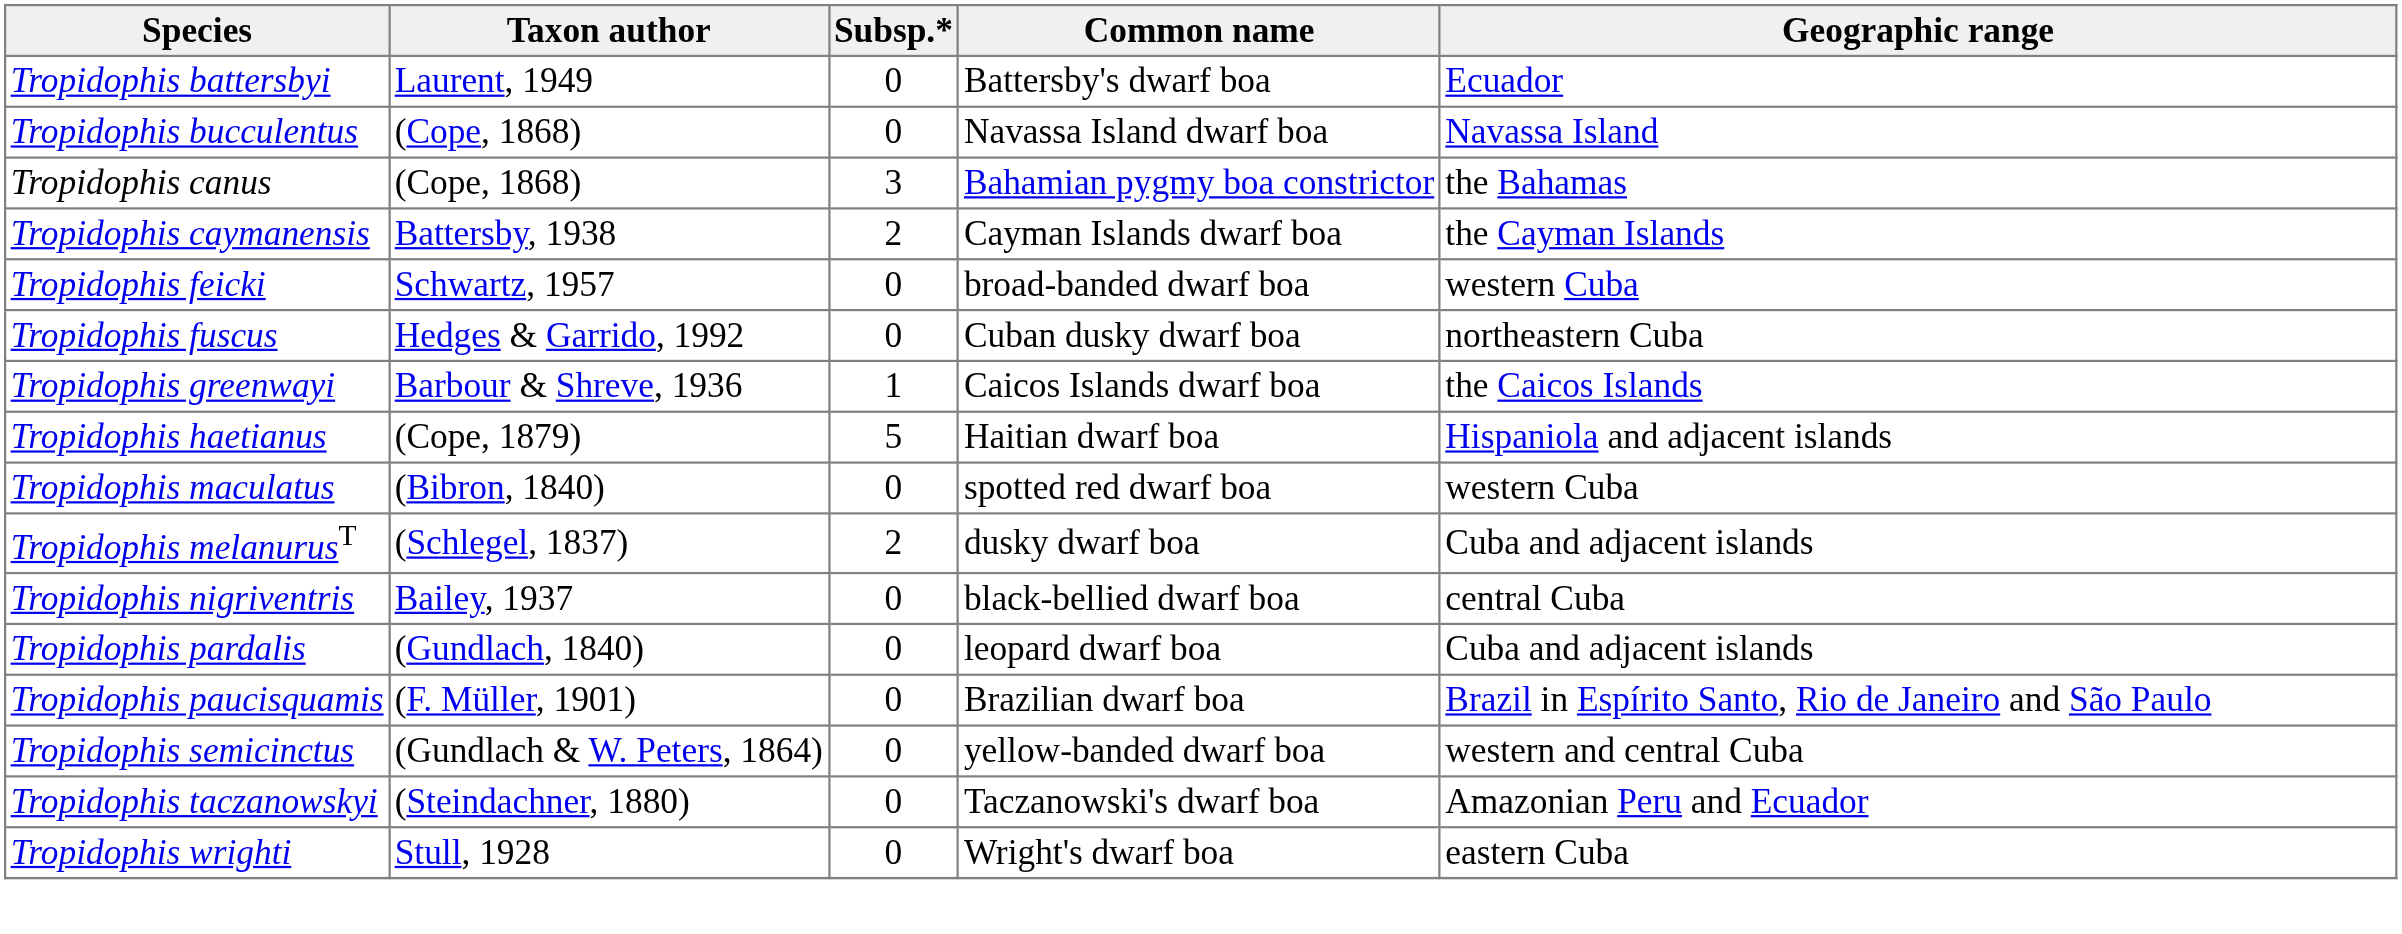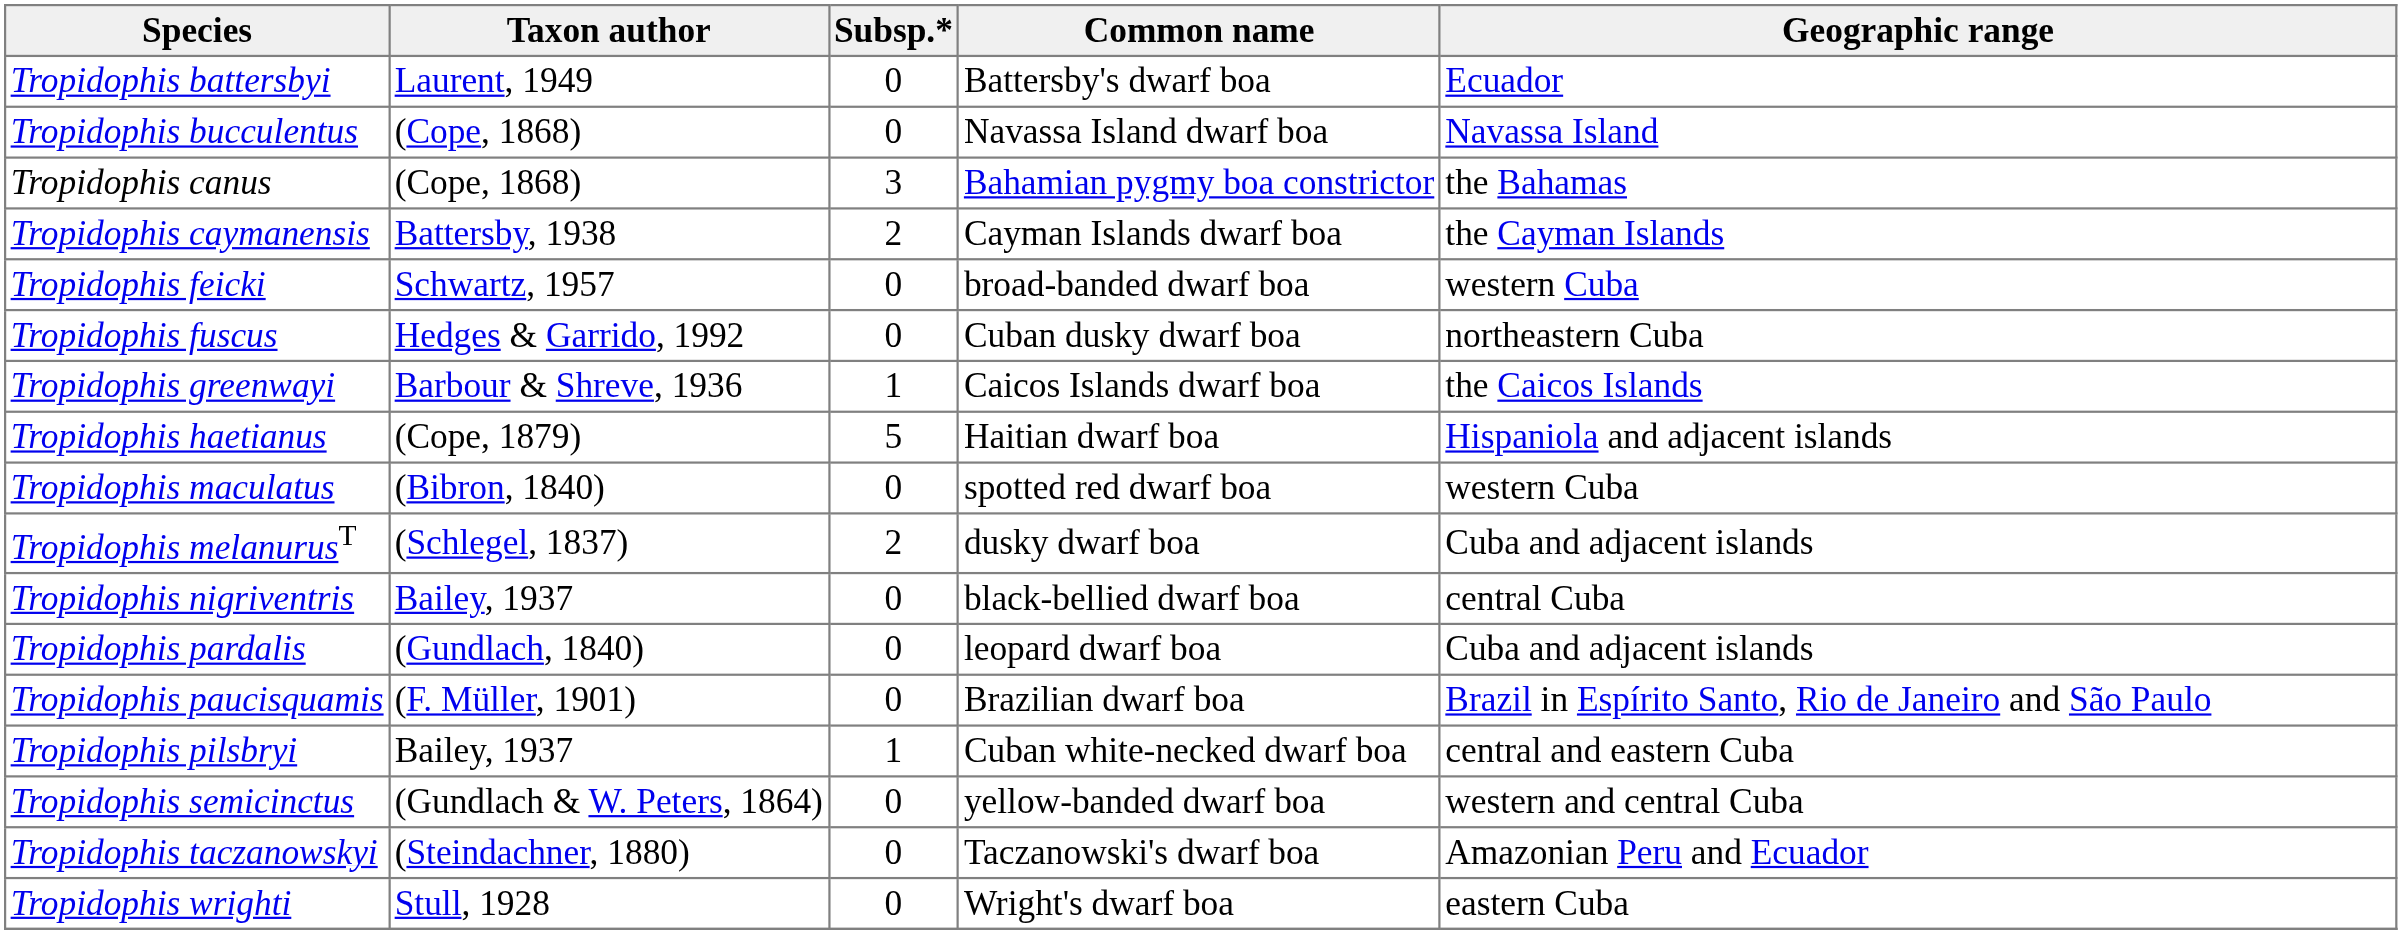+ row: (154, 751)
